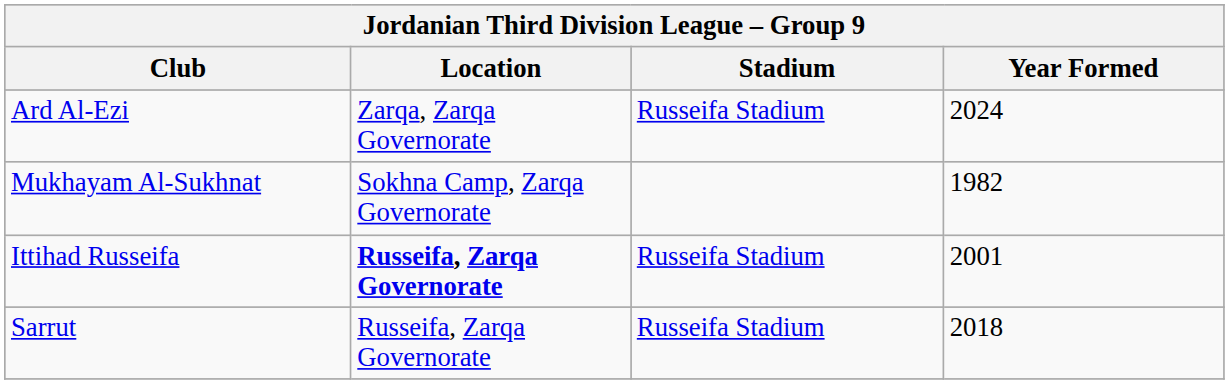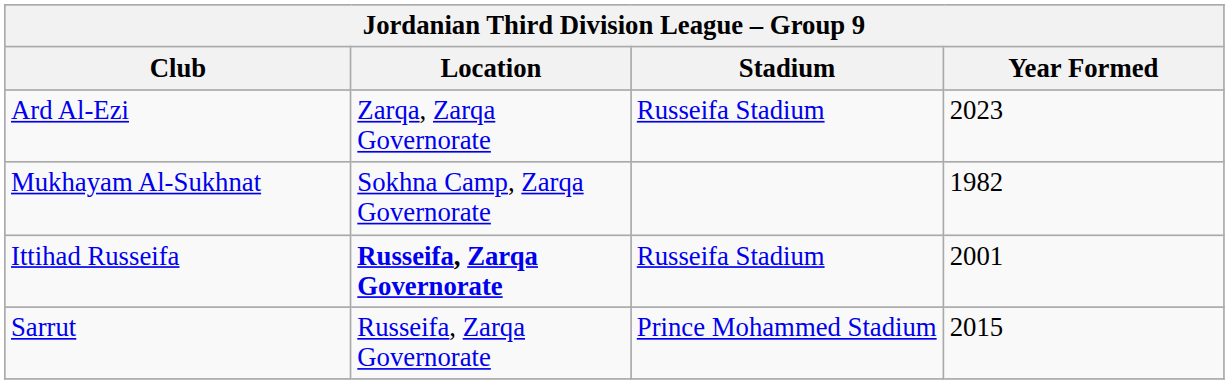(976, 110) 2024 -> (976, 110) 2023
(731, 327) Russeifa Stadium -> (787, 327) Prince Mohammed Stadium
(976, 327) 2018 -> (976, 327) 2015
